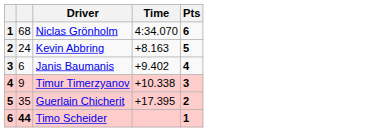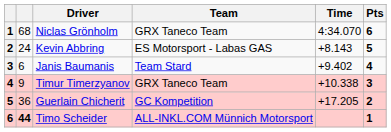+ column: (224, 13)
(152, 48) +8.163 -> (335, 48) +8.143
(24, 101) 35 -> (24, 101) 36
(155, 101) +17.395 -> (338, 101) +17.205
